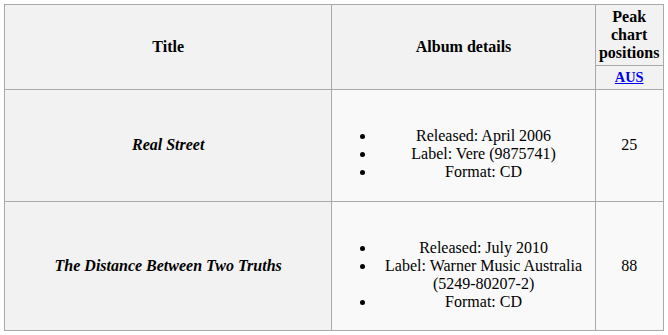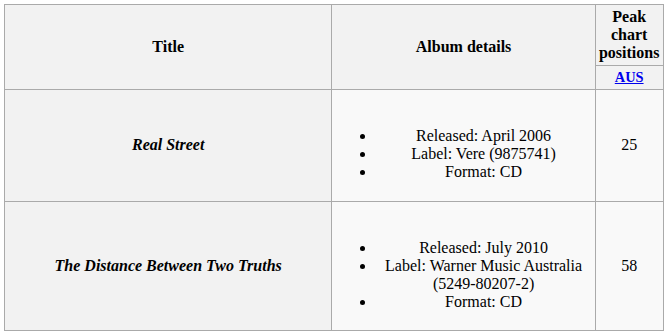(629, 265) 88 -> (629, 265) 58
